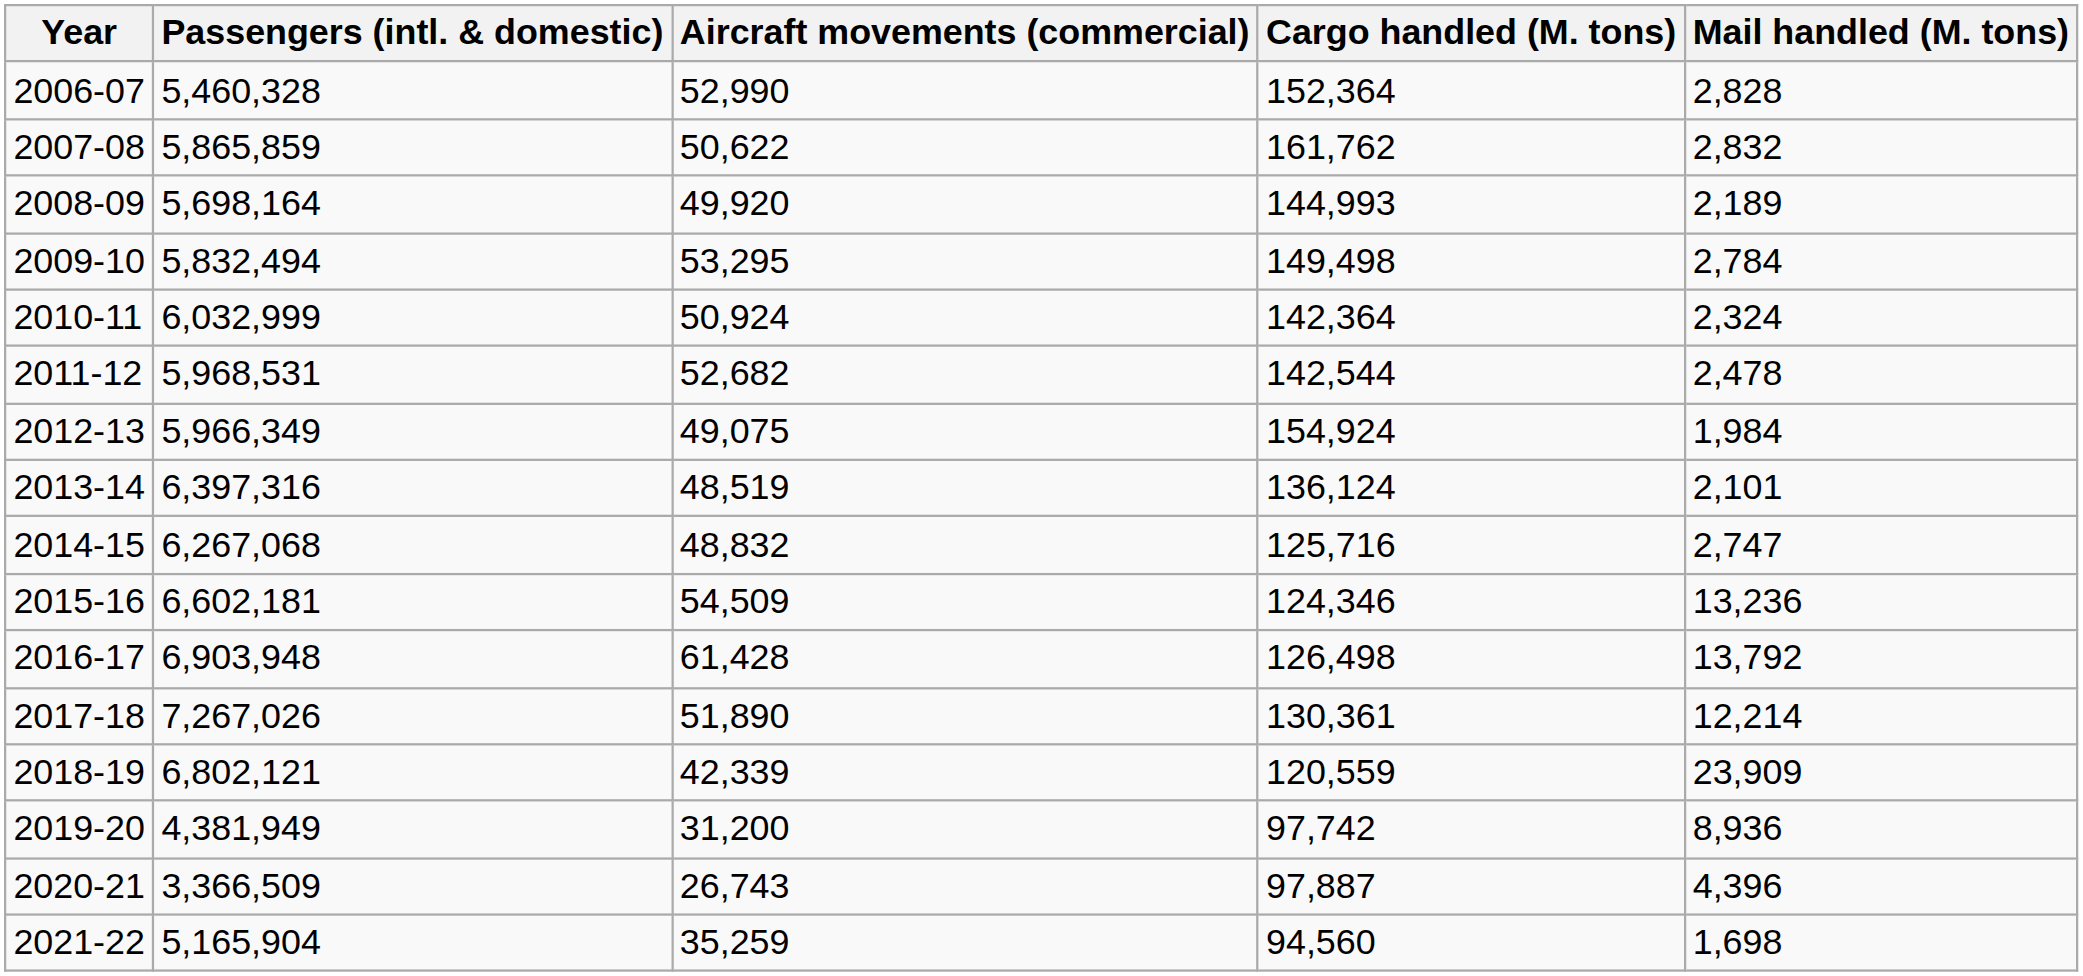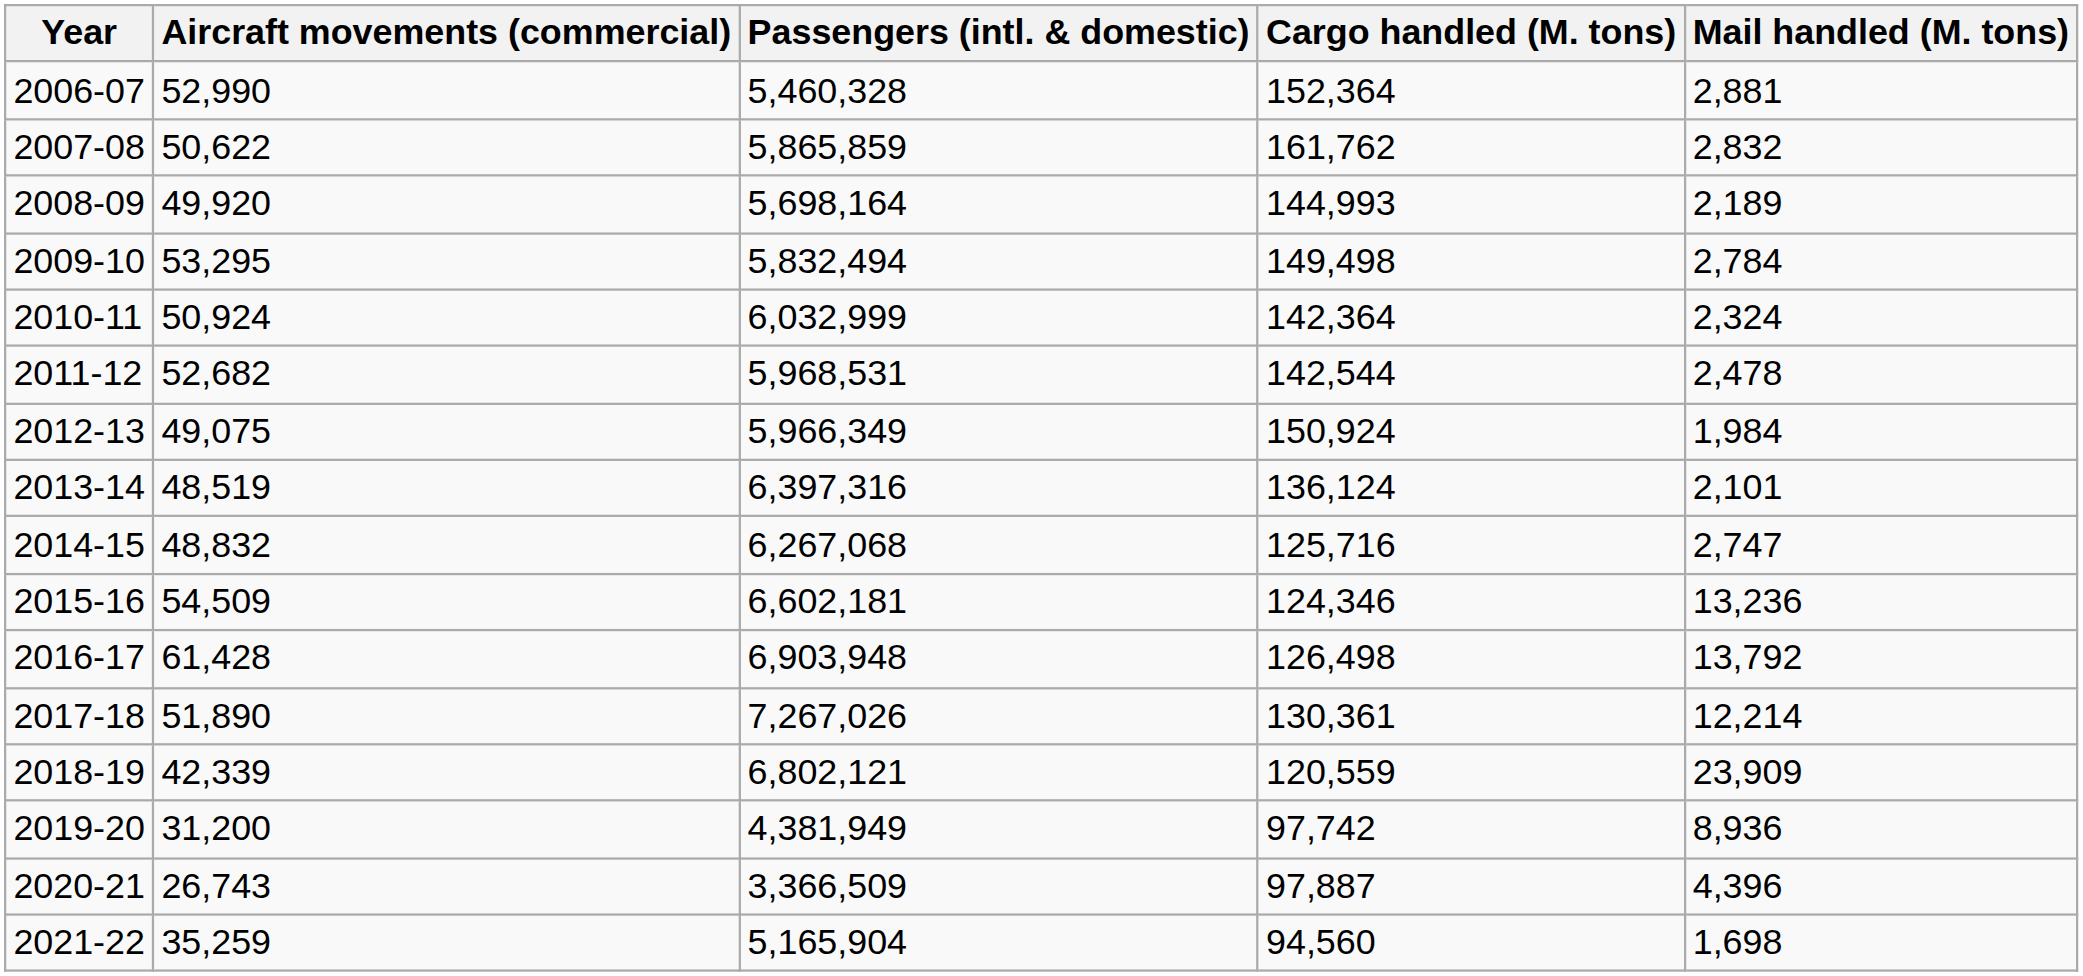columns swapped: (965, 32) <-> (412, 32)
(1738, 89) 2,828 -> (1738, 89) 2,881
(1331, 430) 154,924 -> (1331, 430) 150,924
